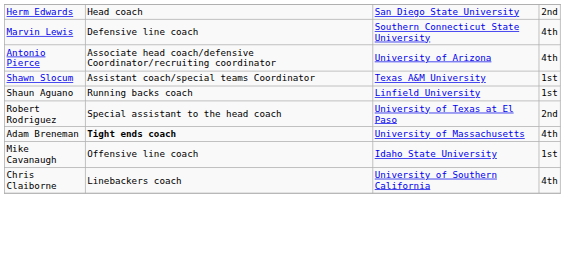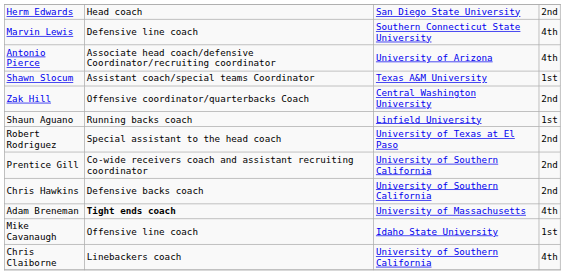+ row: (29, 99)
+ row: (43, 165)
+ row: (43, 191)
